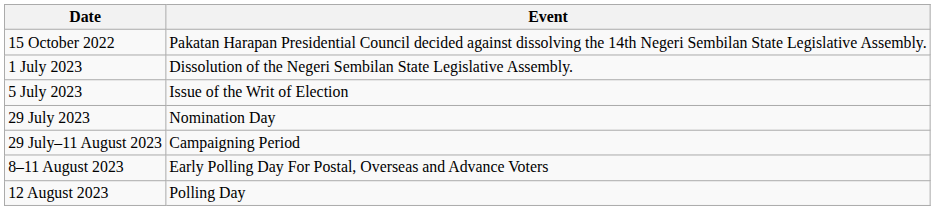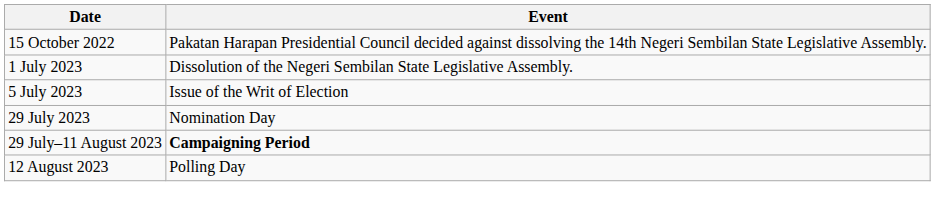(235, 142) normal -> (240, 142) bold
- row: (66, 167)
